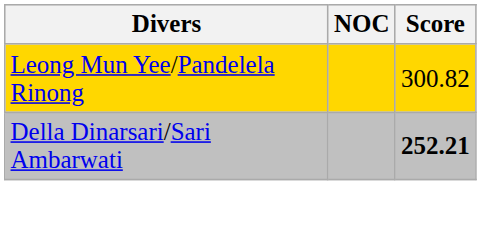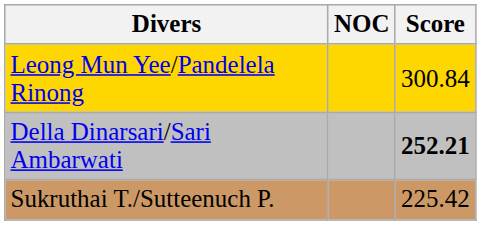(435, 77) 300.82 -> (435, 77) 300.84
+ row: (142, 199)
